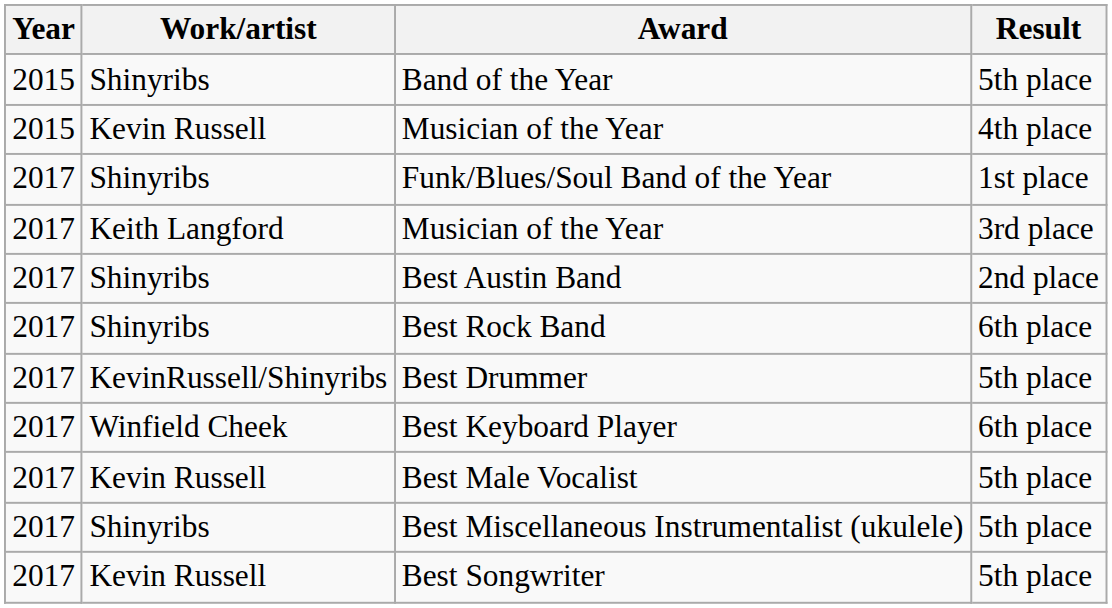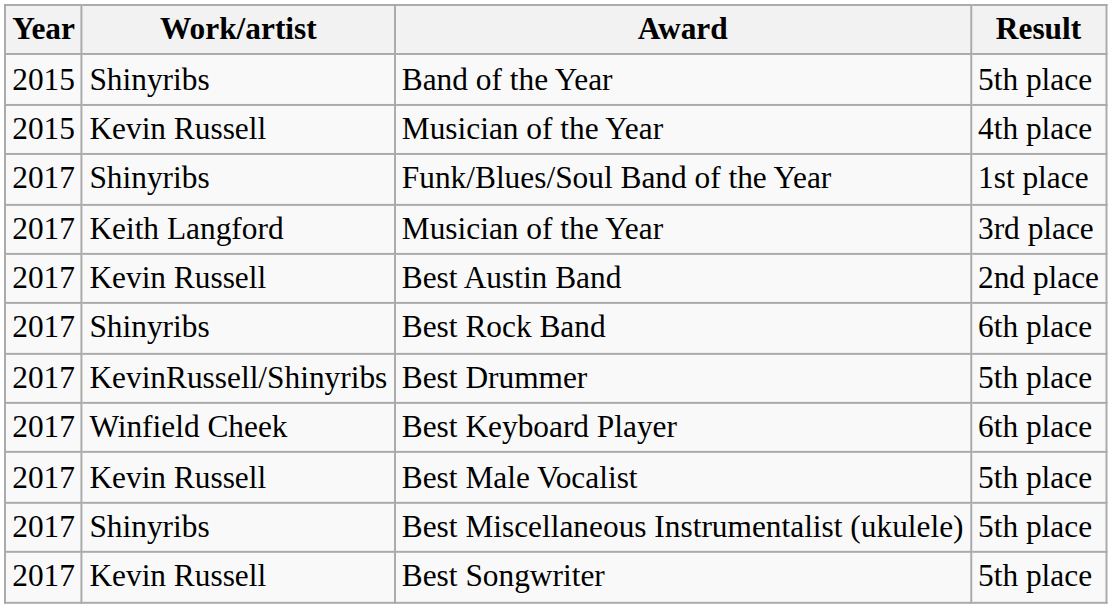(149, 278) Shinyribs -> (178, 278) Kevin Russell
